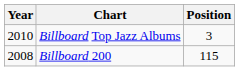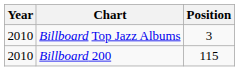(20, 55) 2008 -> (20, 55) 2010
